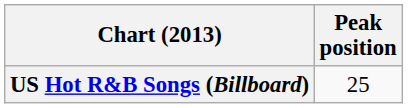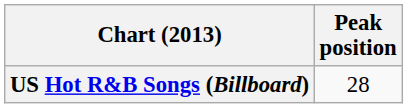(358, 84) 25 -> (358, 84) 28
